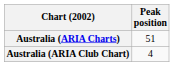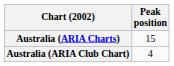(150, 38) 51 -> (150, 38) 15
